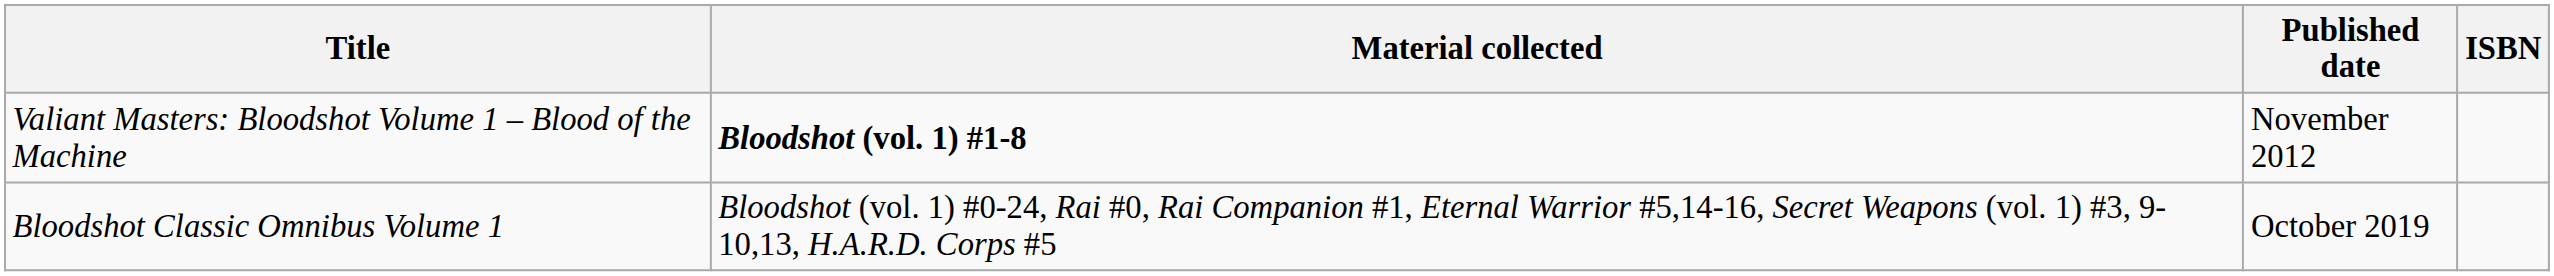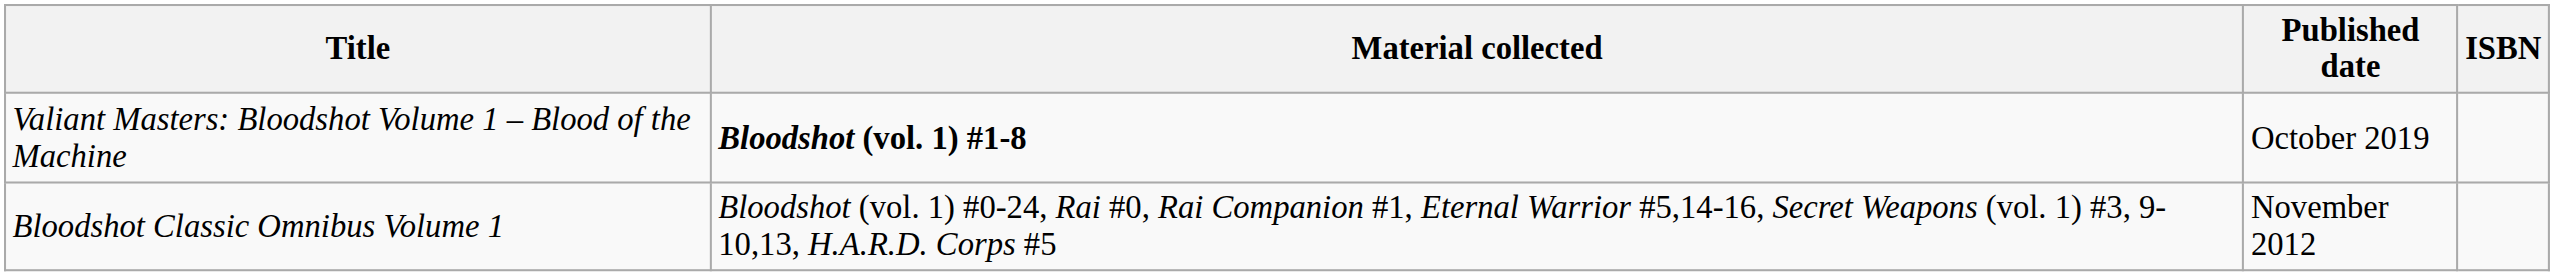(2320, 137) November 2012 -> (2340, 137) October 2019
(2340, 225) October 2019 -> (2320, 225) November 2012
